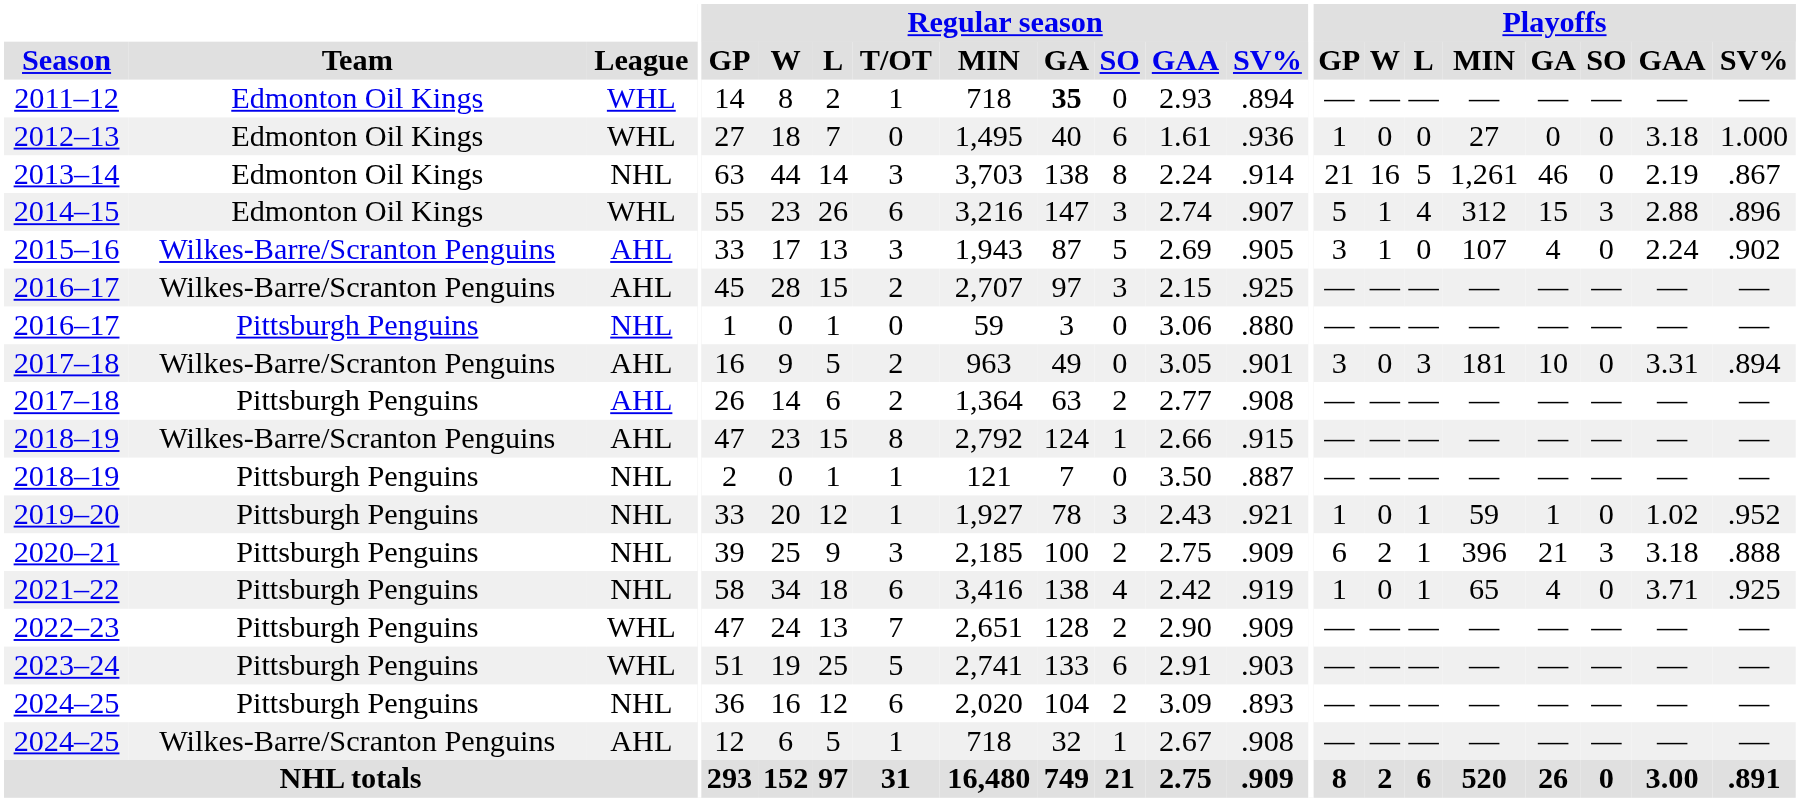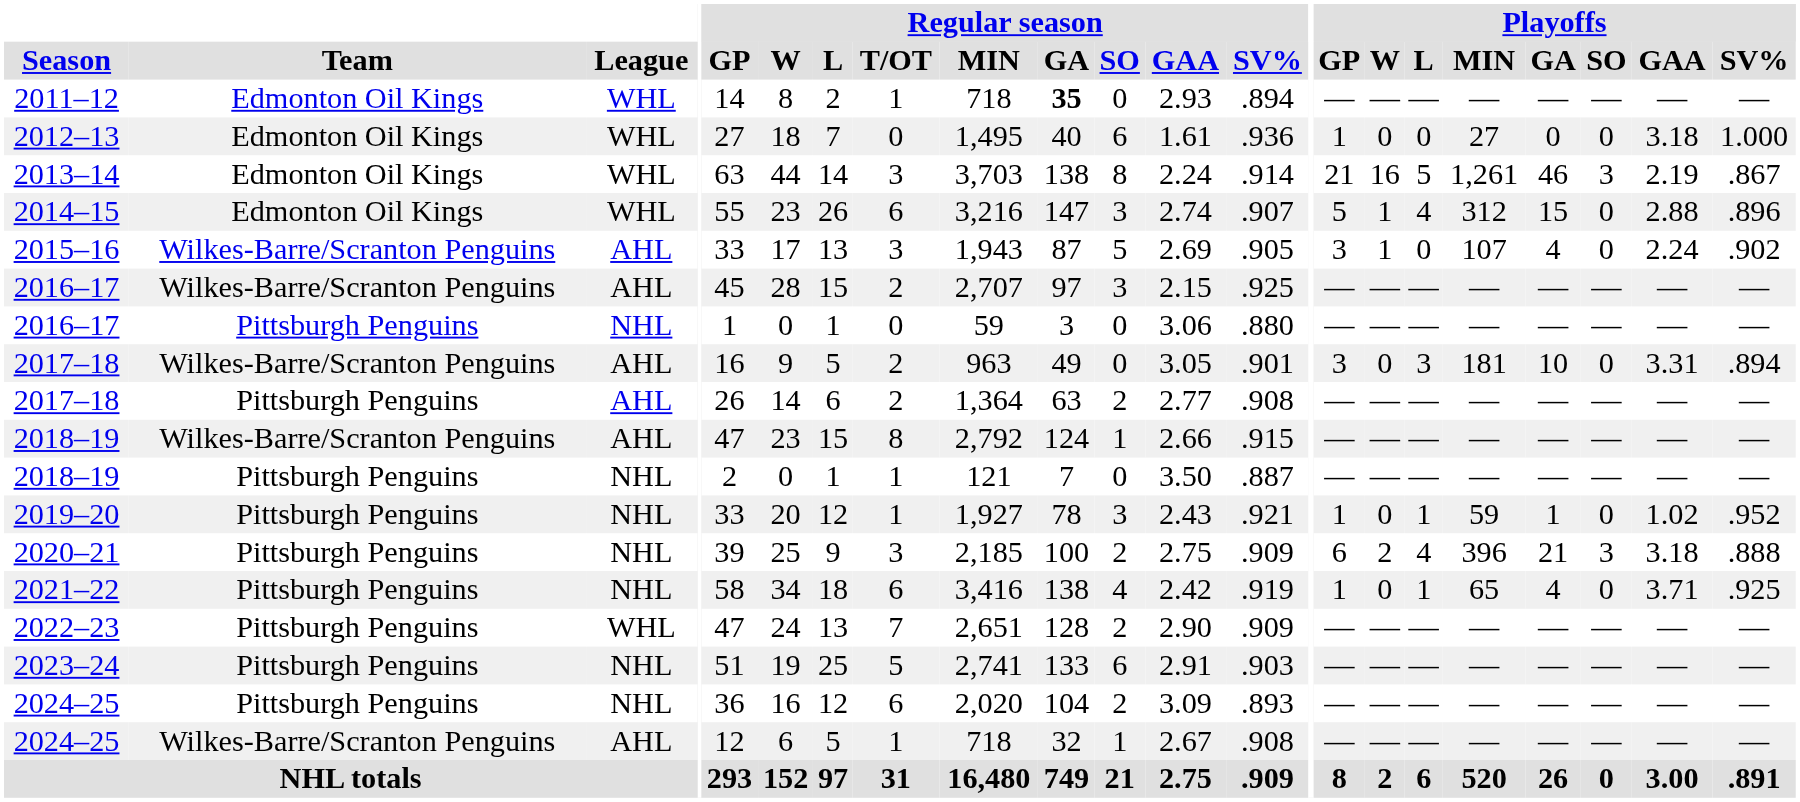(641, 173) NHL -> (641, 173) WHL
(1606, 173) 0 -> (1606, 173) 3
(1606, 211) 3 -> (1606, 211) 0
(1424, 551) 1 -> (1424, 551) 4
(641, 665) WHL -> (641, 665) NHL
